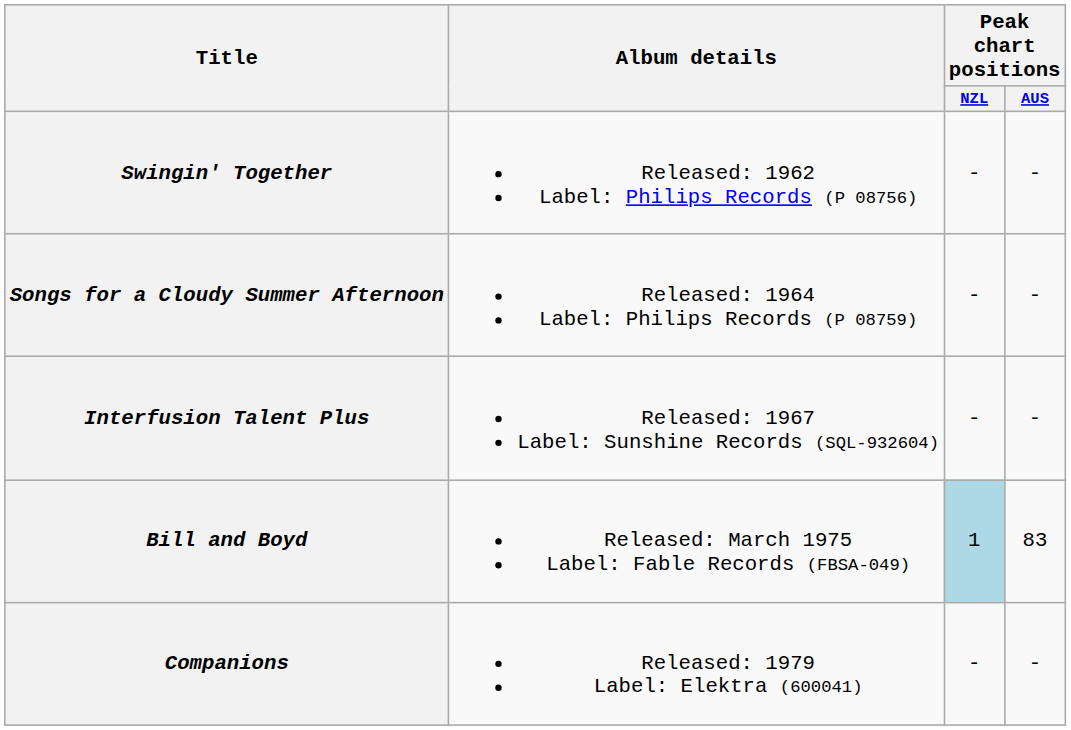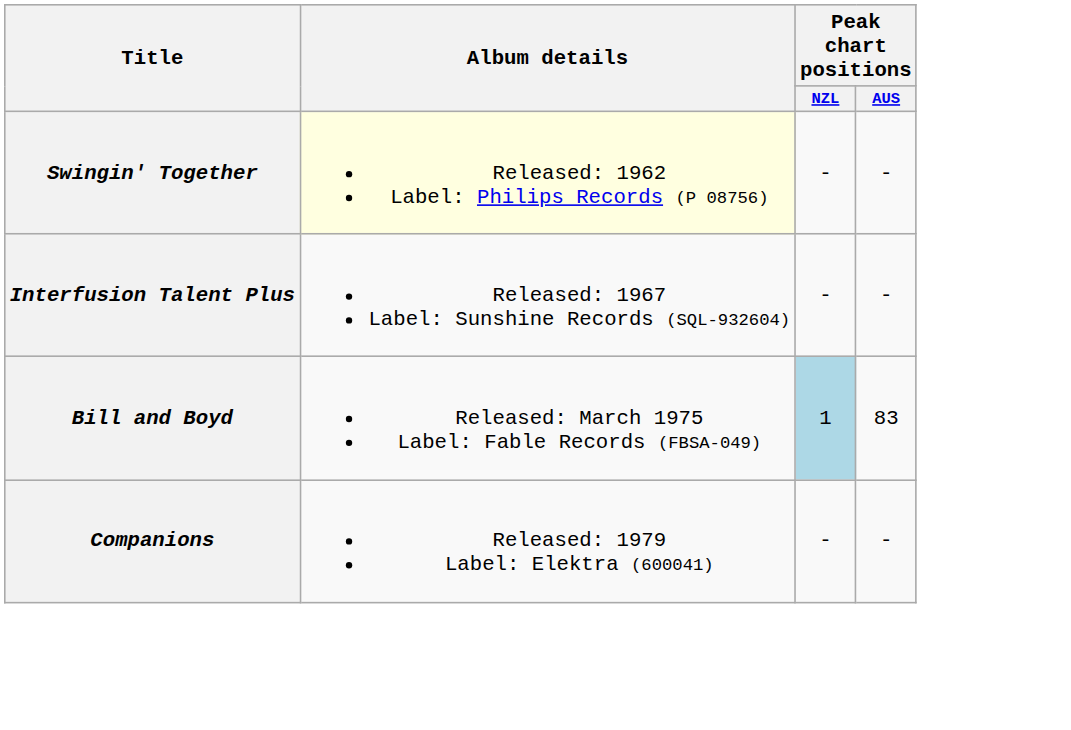(696, 185) no background -> (548, 185) lightyellow background
- row: (227, 296)
